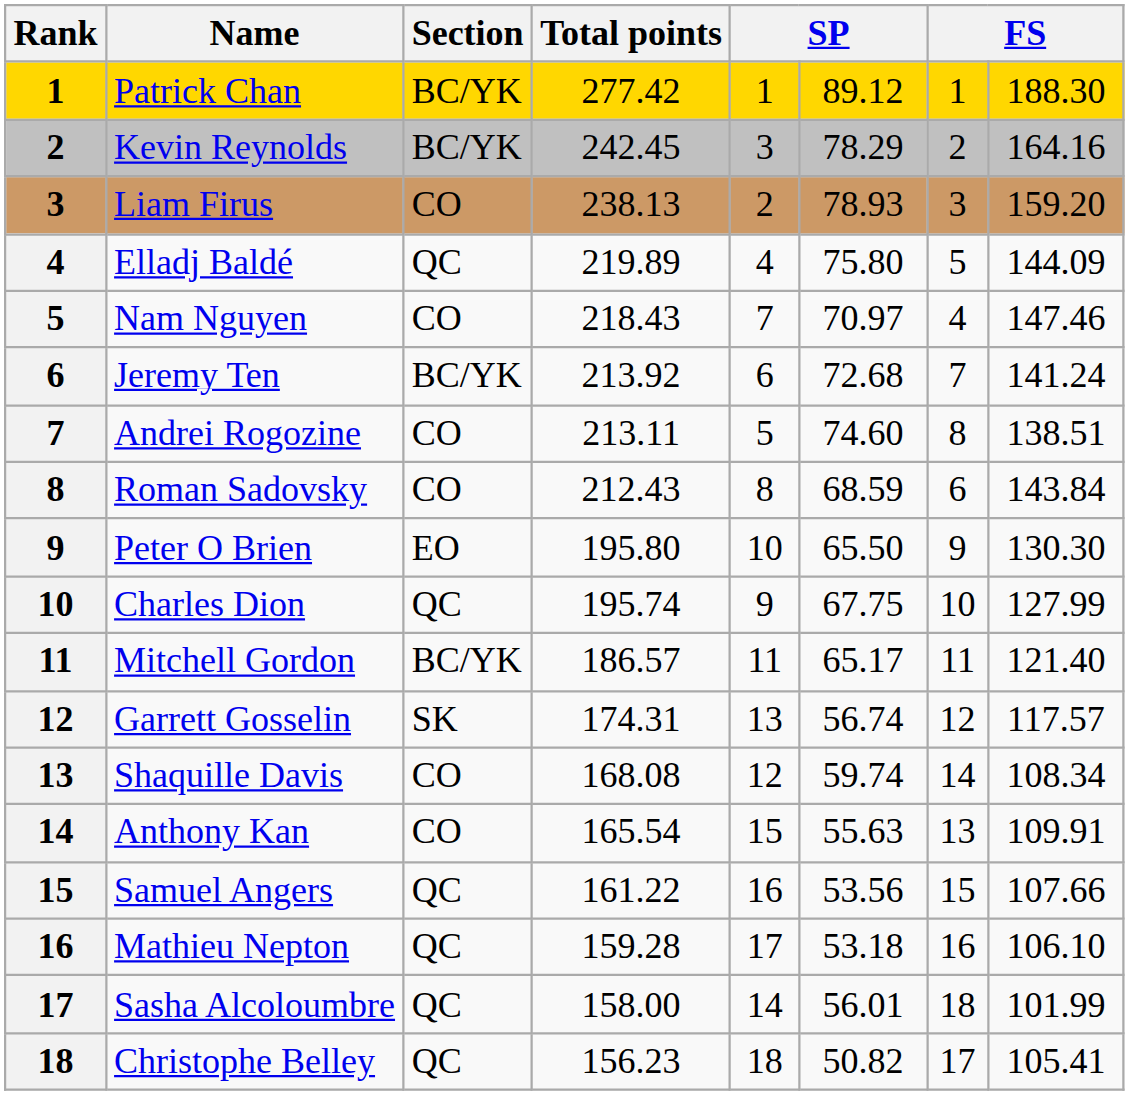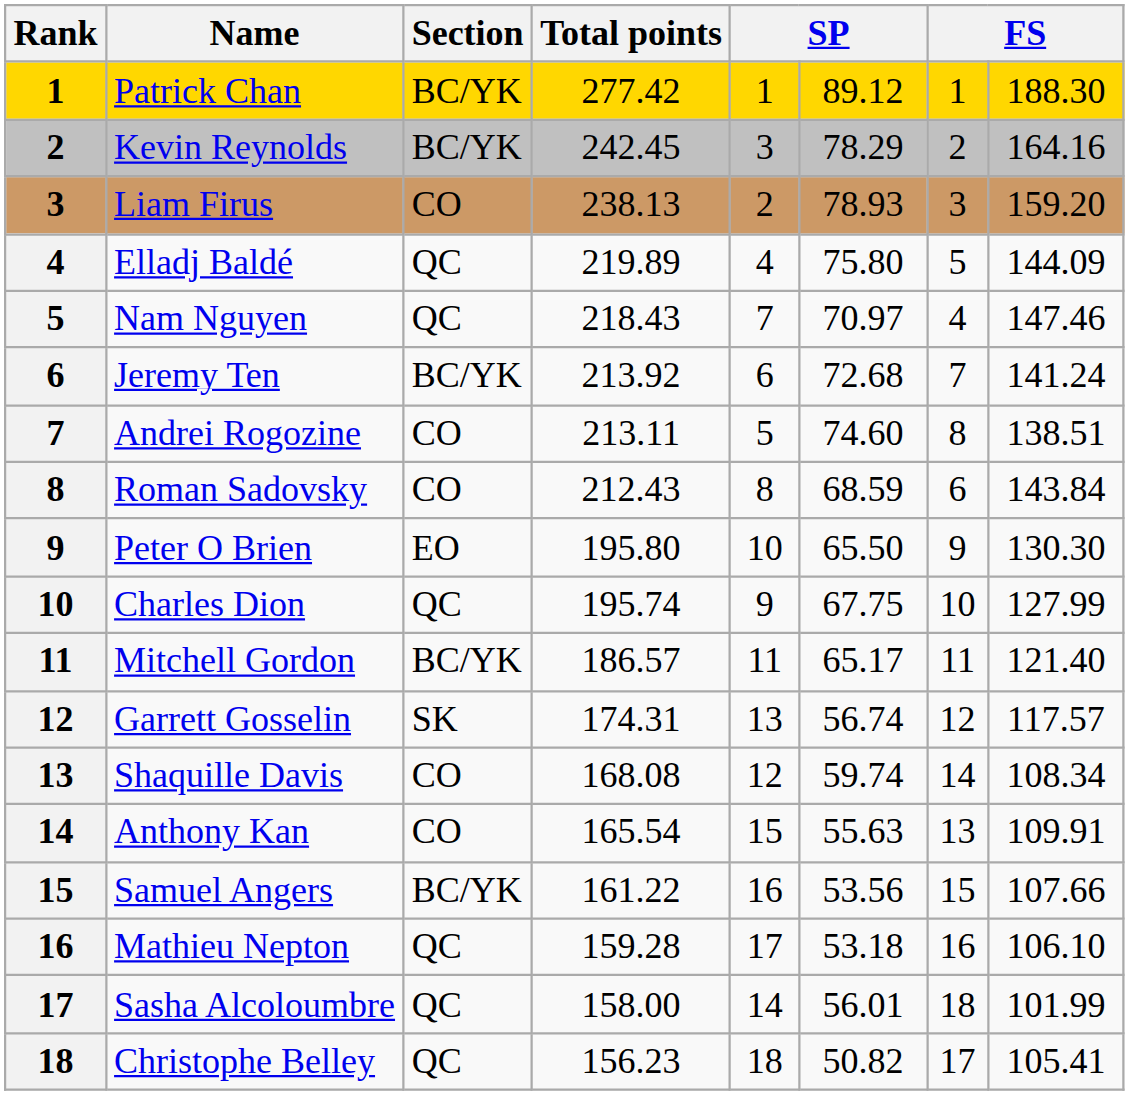(437, 318) CO -> (437, 318) QC
(437, 889) QC -> (467, 889) BC/YK
